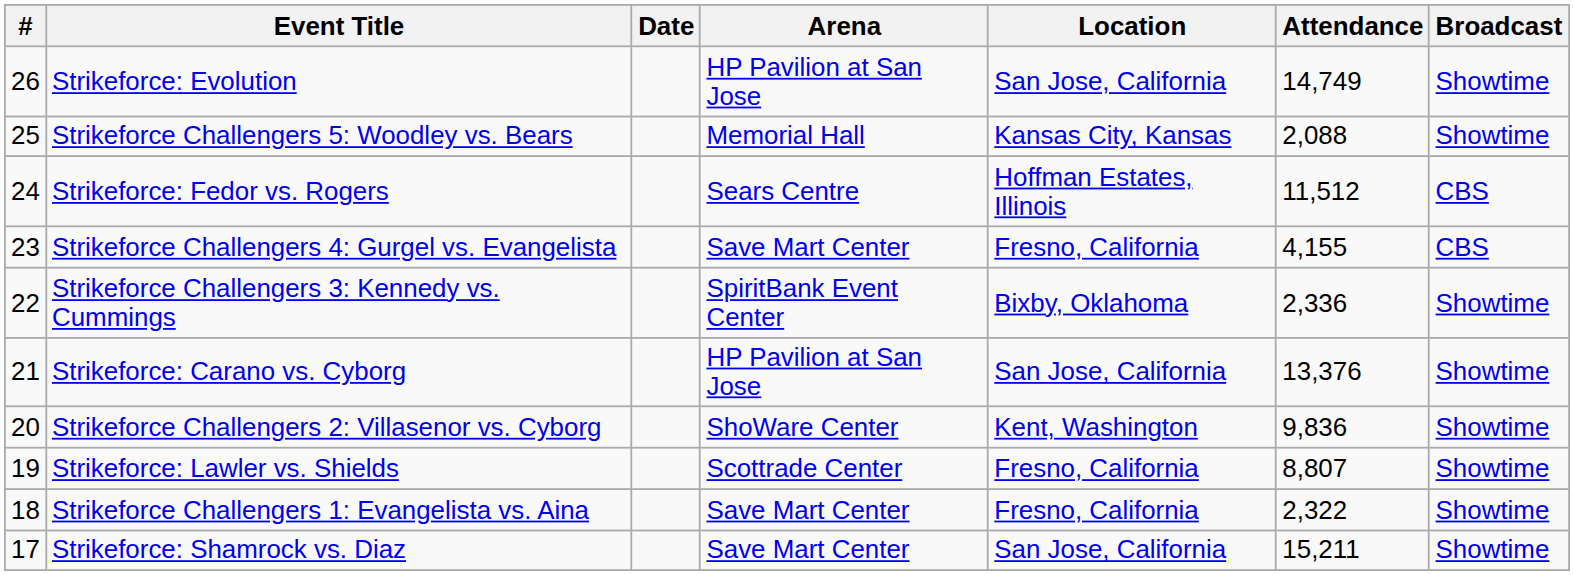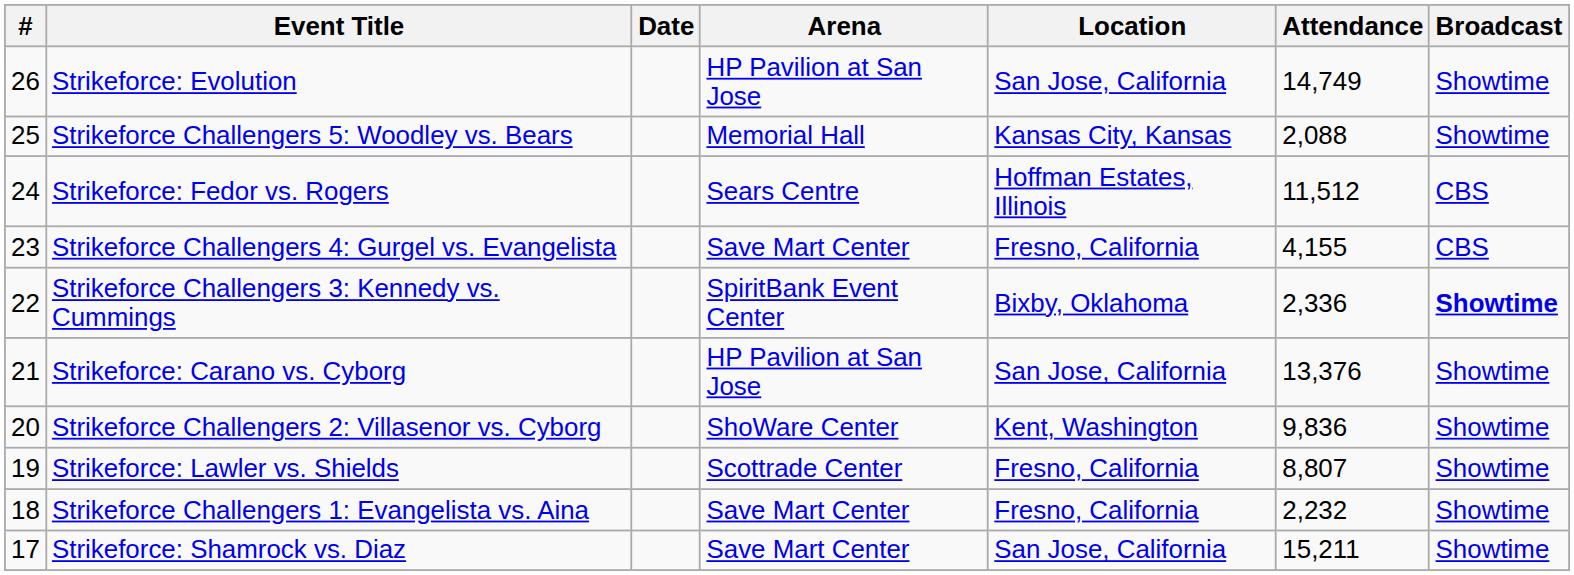(1492, 303) normal -> (1497, 303) bold
(1315, 510) 2,322 -> (1315, 510) 2,232
